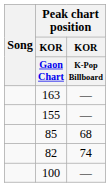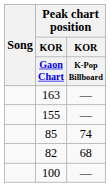(86, 134) 68 -> (86, 134) 74
(86, 153) 74 -> (86, 153) 68
